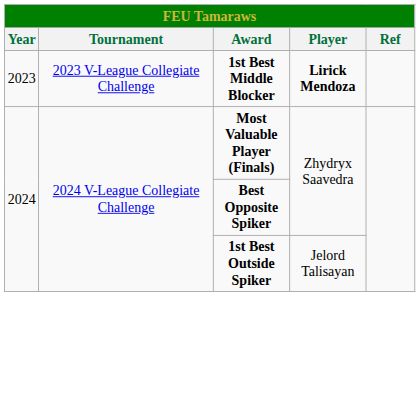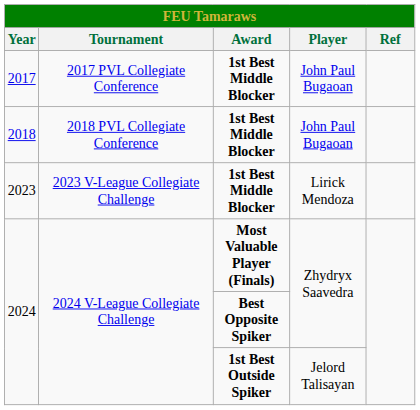+ row: (22, 78)
+ row: (22, 135)
(328, 78) bold -> (328, 191) normal
